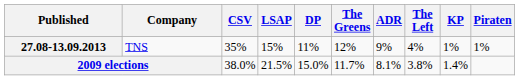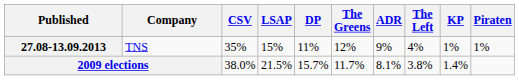(313, 65) 15.0% -> (313, 65) 15.7%
